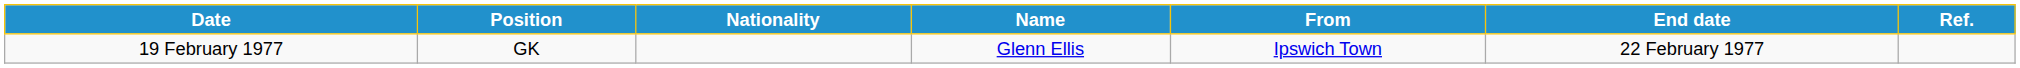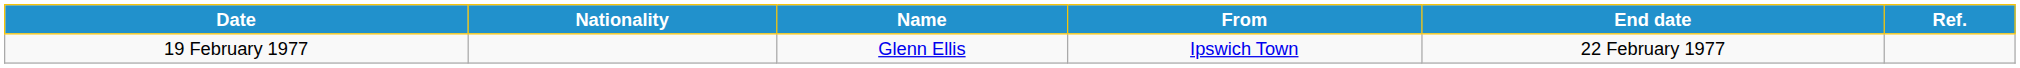- column: (526, 19)
